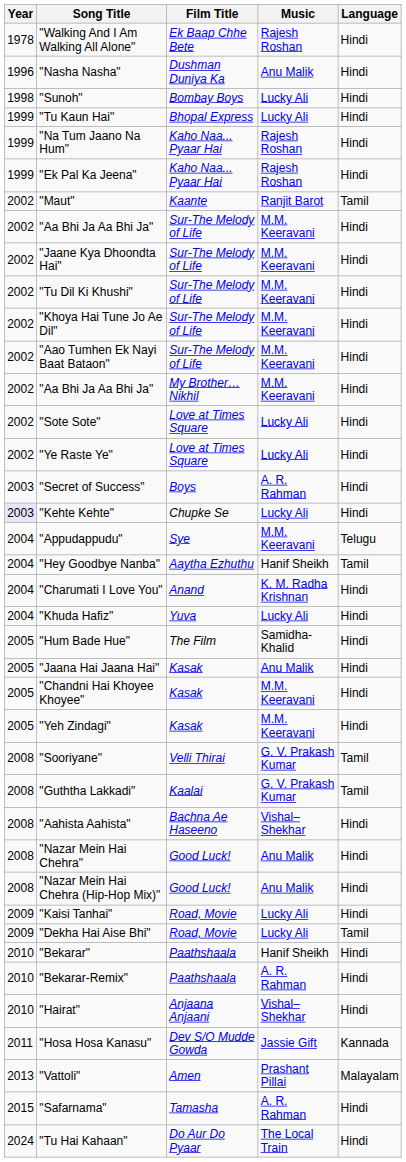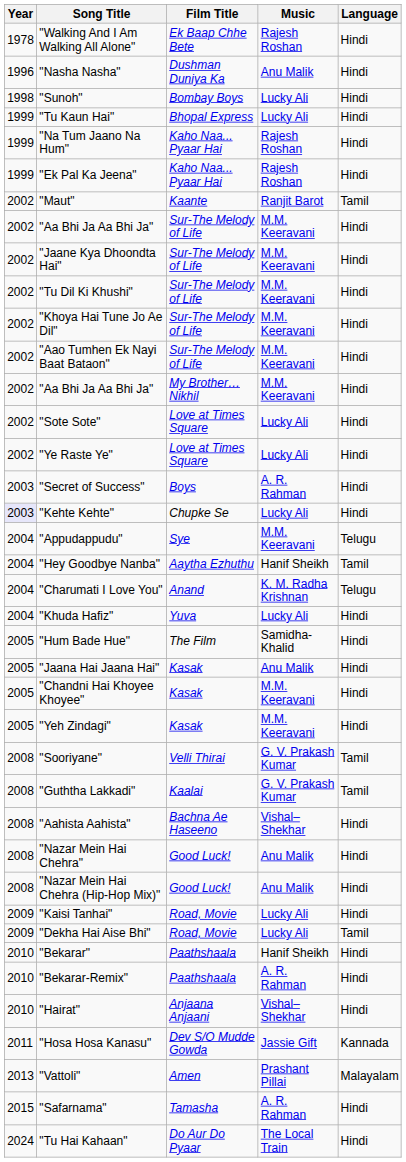(354, 590) Hindi -> (358, 590) Telugu
